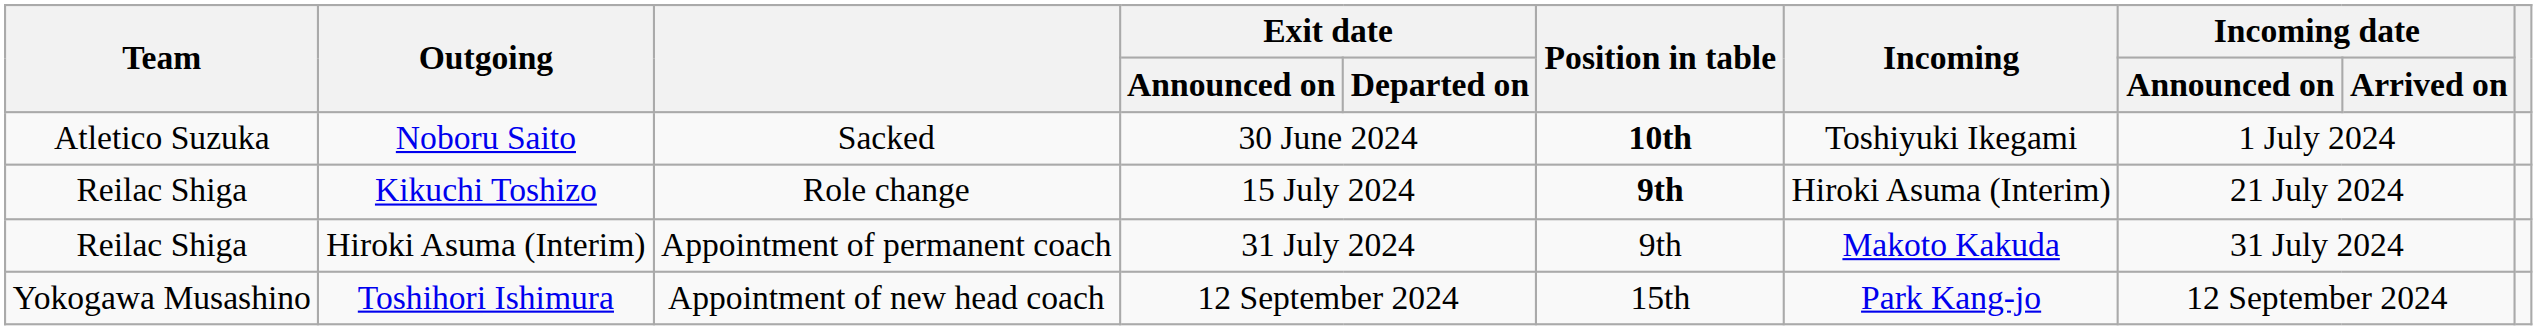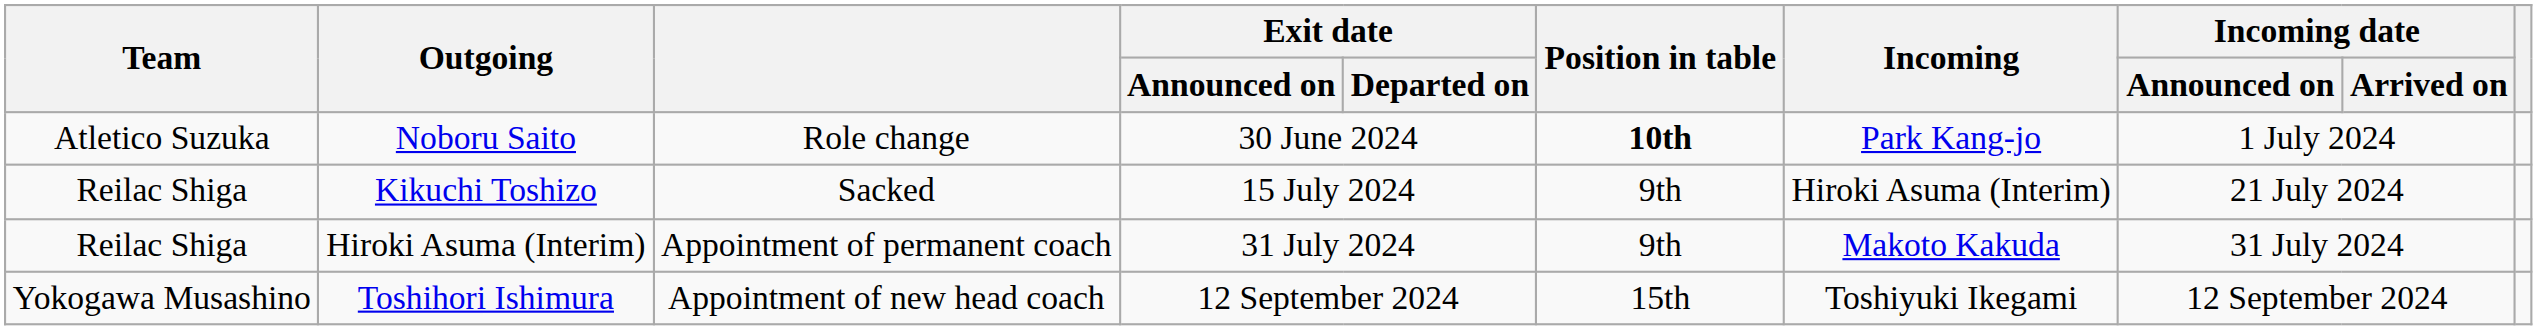(886, 137) Sacked -> (886, 137) Role change
(1951, 137) Toshiyuki Ikegami -> (1951, 137) Park Kang-jo
(886, 191) Role change -> (886, 191) Sacked
(1660, 191) bold -> (1660, 191) normal
(1951, 297) Park Kang-jo -> (1951, 297) Toshiyuki Ikegami
